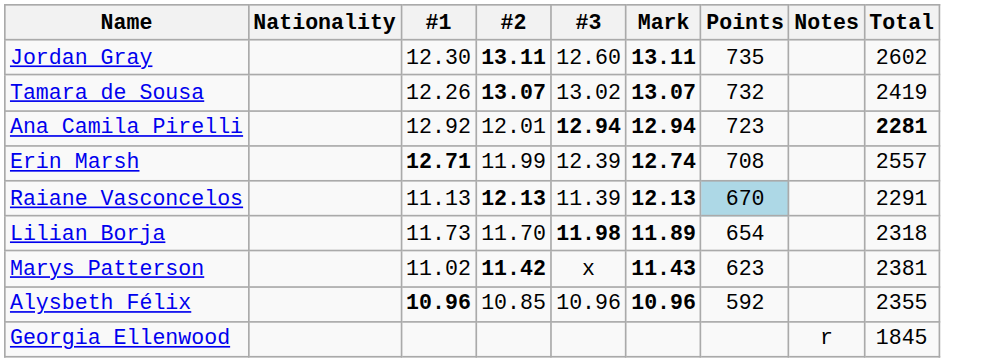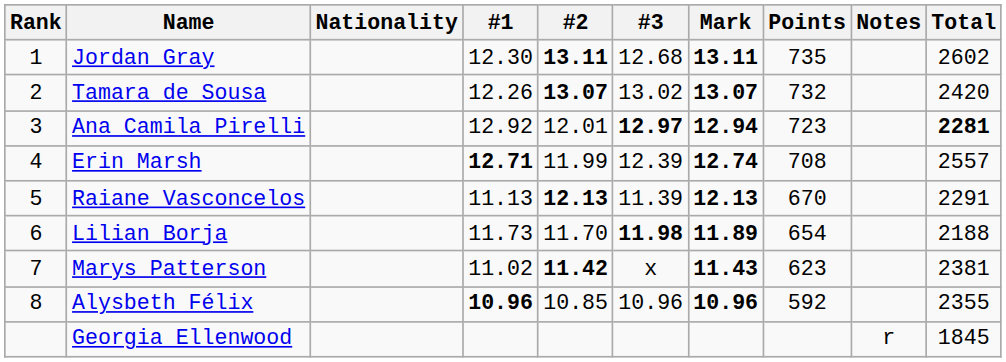+ column: (36, 22)
(589, 58) 12.60 -> (651, 58) 12.68
(902, 93) 2419 -> (964, 93) 2420
(589, 128) 12.94 -> (651, 128) 12.97
(745, 198) lightblue background -> (807, 198) no background
(902, 233) 2318 -> (964, 233) 2188
